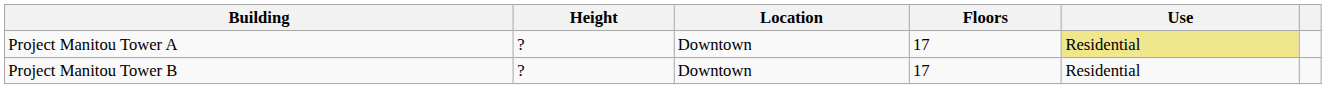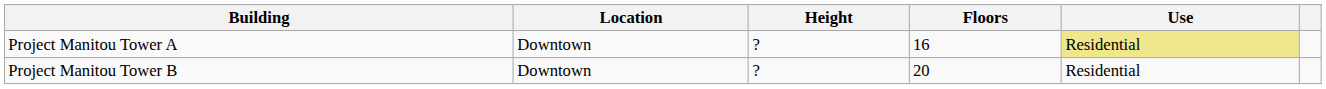columns swapped: (792, 17) <-> (594, 17)
(921, 44) 17 -> (921, 44) 16
(921, 70) 17 -> (921, 70) 20
